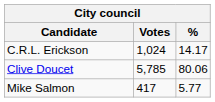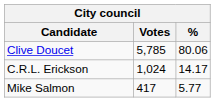rows swapped: (40, 69) <-> (48, 50)
